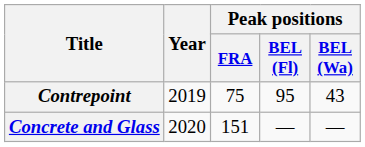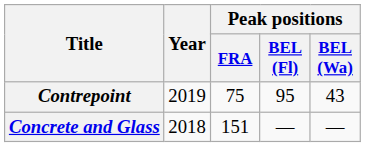(187, 126) 2020 -> (187, 126) 2018
